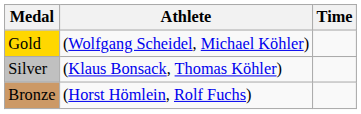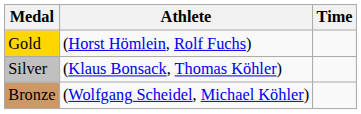(186, 43) (Wolfgang Scheidel, Michael Köhler) -> (157, 43) (Horst Hömlein, Rolf Fuchs)
(157, 95) (Horst Hömlein, Rolf Fuchs) -> (186, 95) (Wolfgang Scheidel, Michael Köhler)
